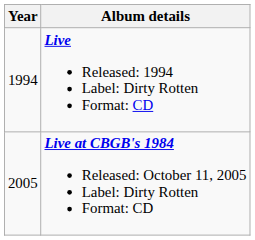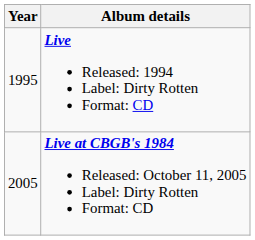(23, 79) 1994 -> (23, 79) 1995
